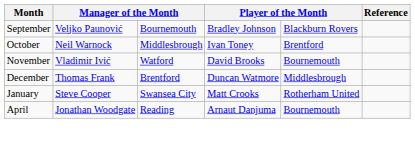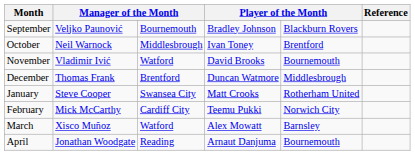+ row: (25, 110)
+ row: (20, 126)
